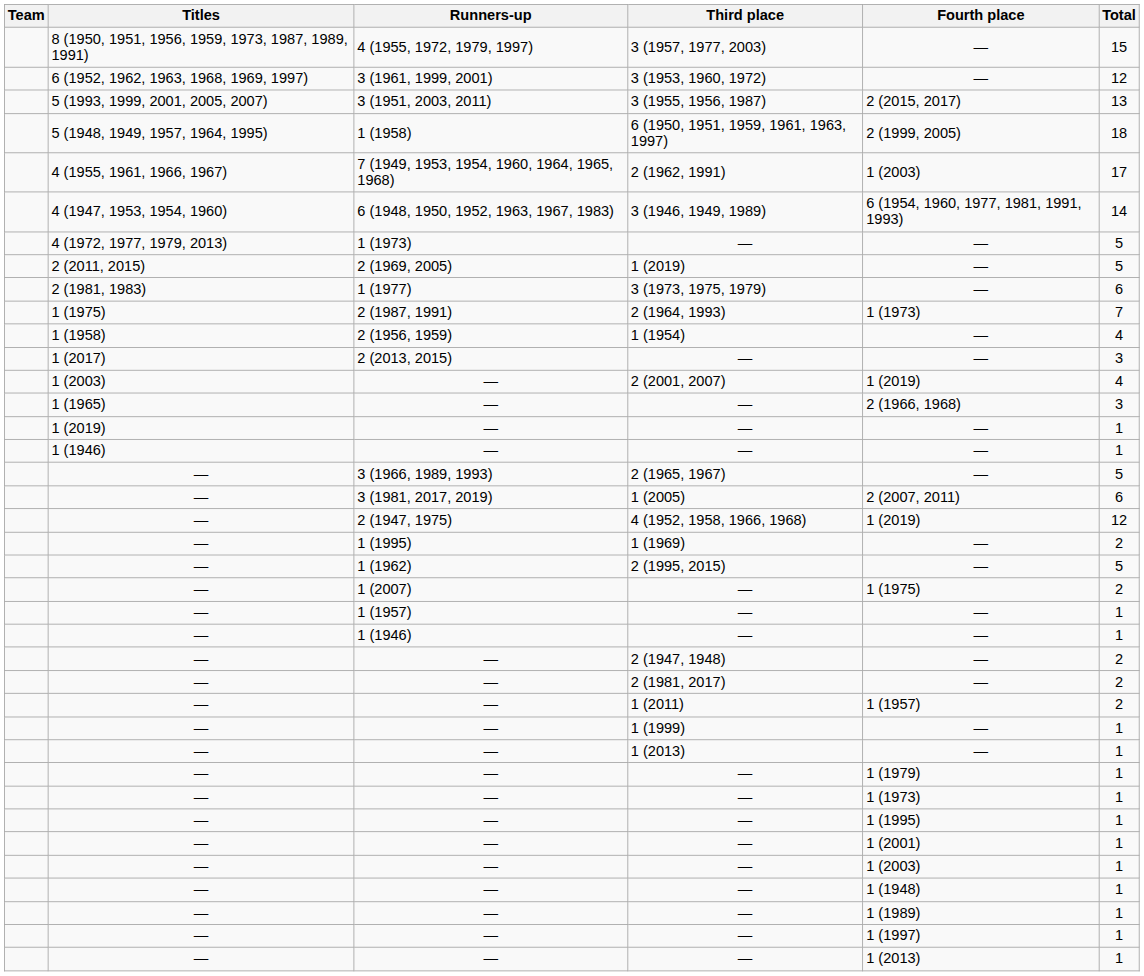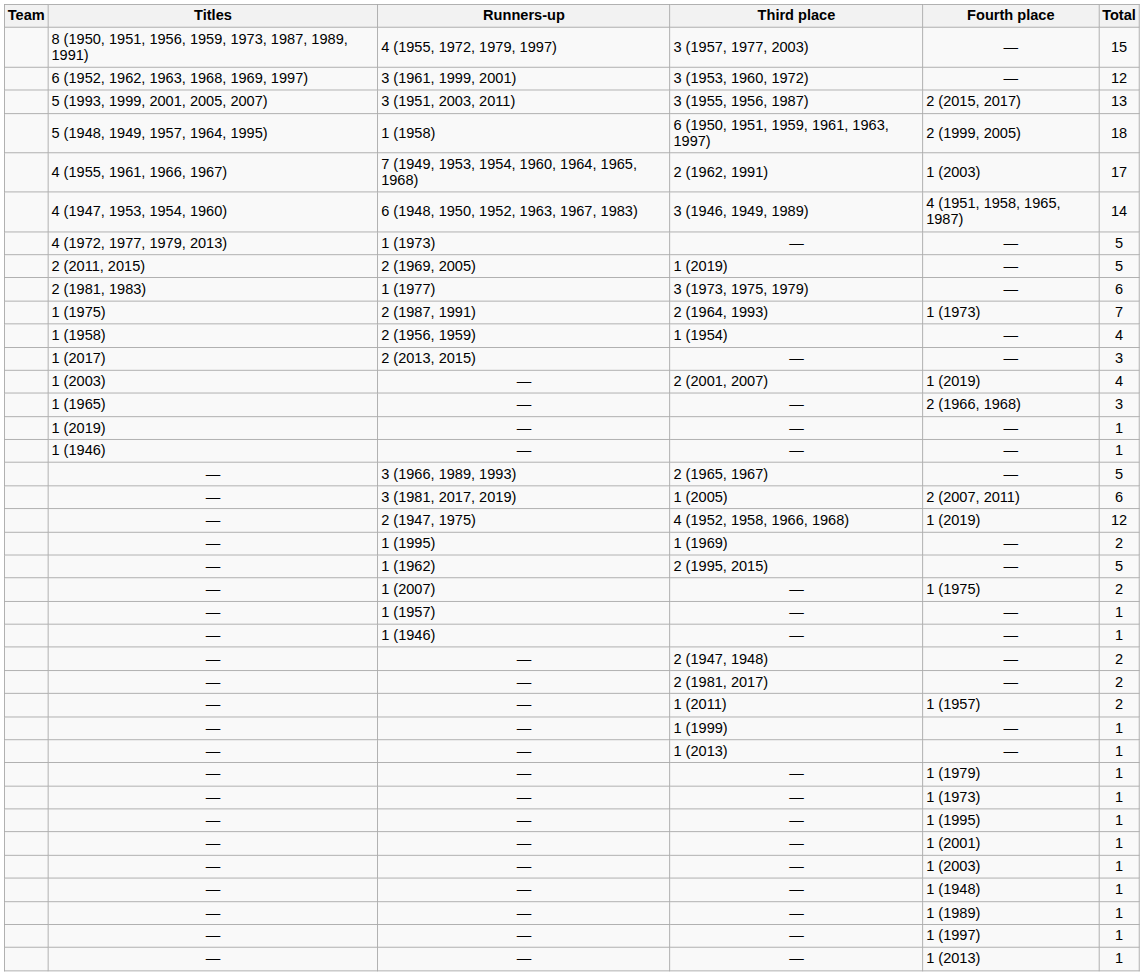(974, 211) 6 (1954, 1960, 1977, 1981, 1991, 1993) -> (993, 211) 4 (1951, 1958, 1965, 1987)
